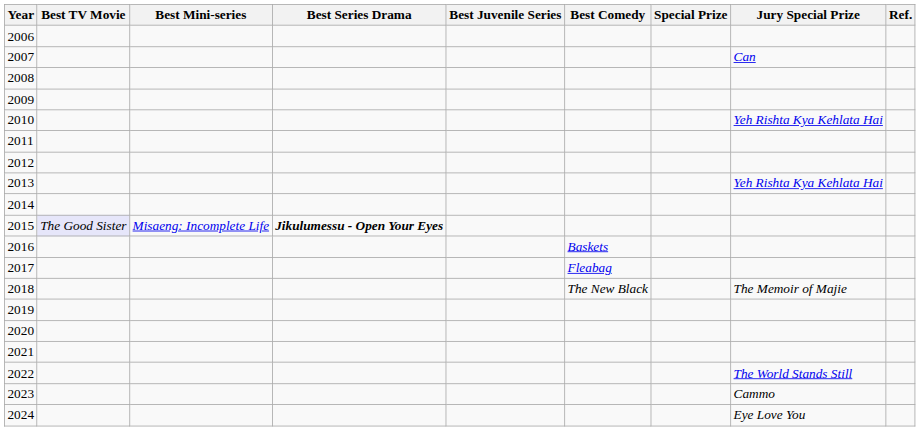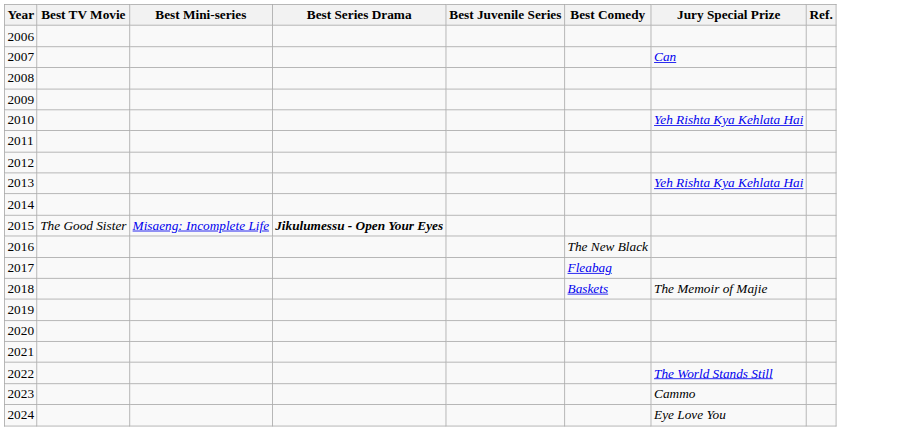- column: (691, 15)
(83, 225) lavender background -> (83, 225) no background
(588, 246) Baskets -> (608, 246) The New Black
(608, 288) The New Black -> (588, 288) Baskets
